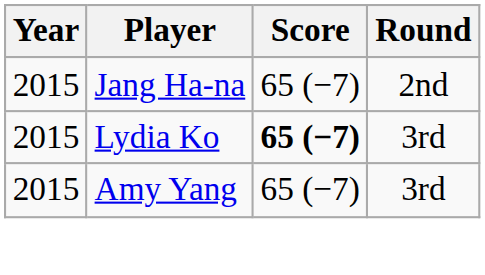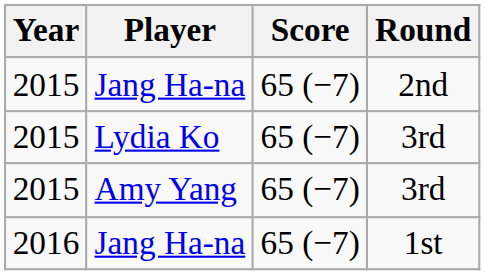(310, 136) bold -> (310, 136) normal
+ row: (170, 242)
